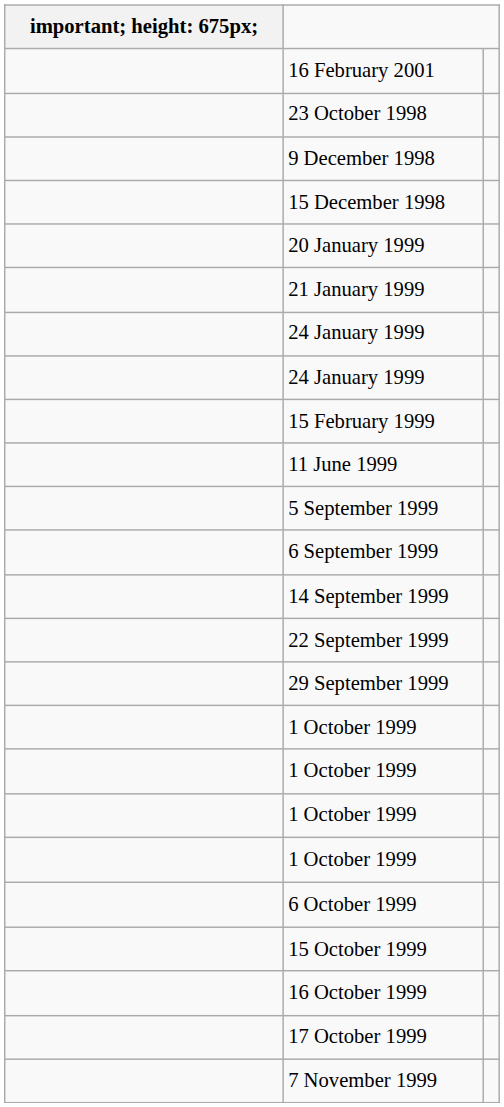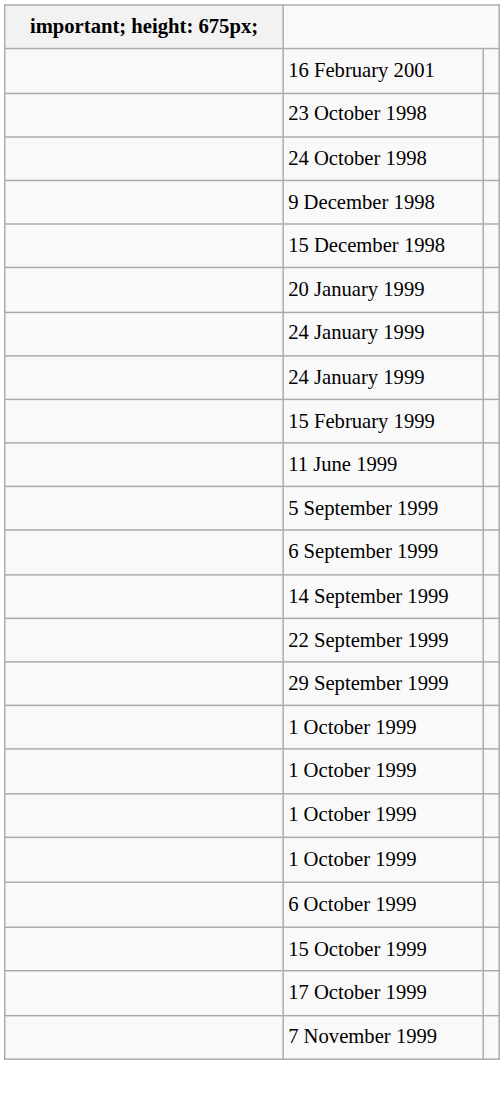+ row: (144, 159)
- row: (144, 290)
- row: (144, 993)
